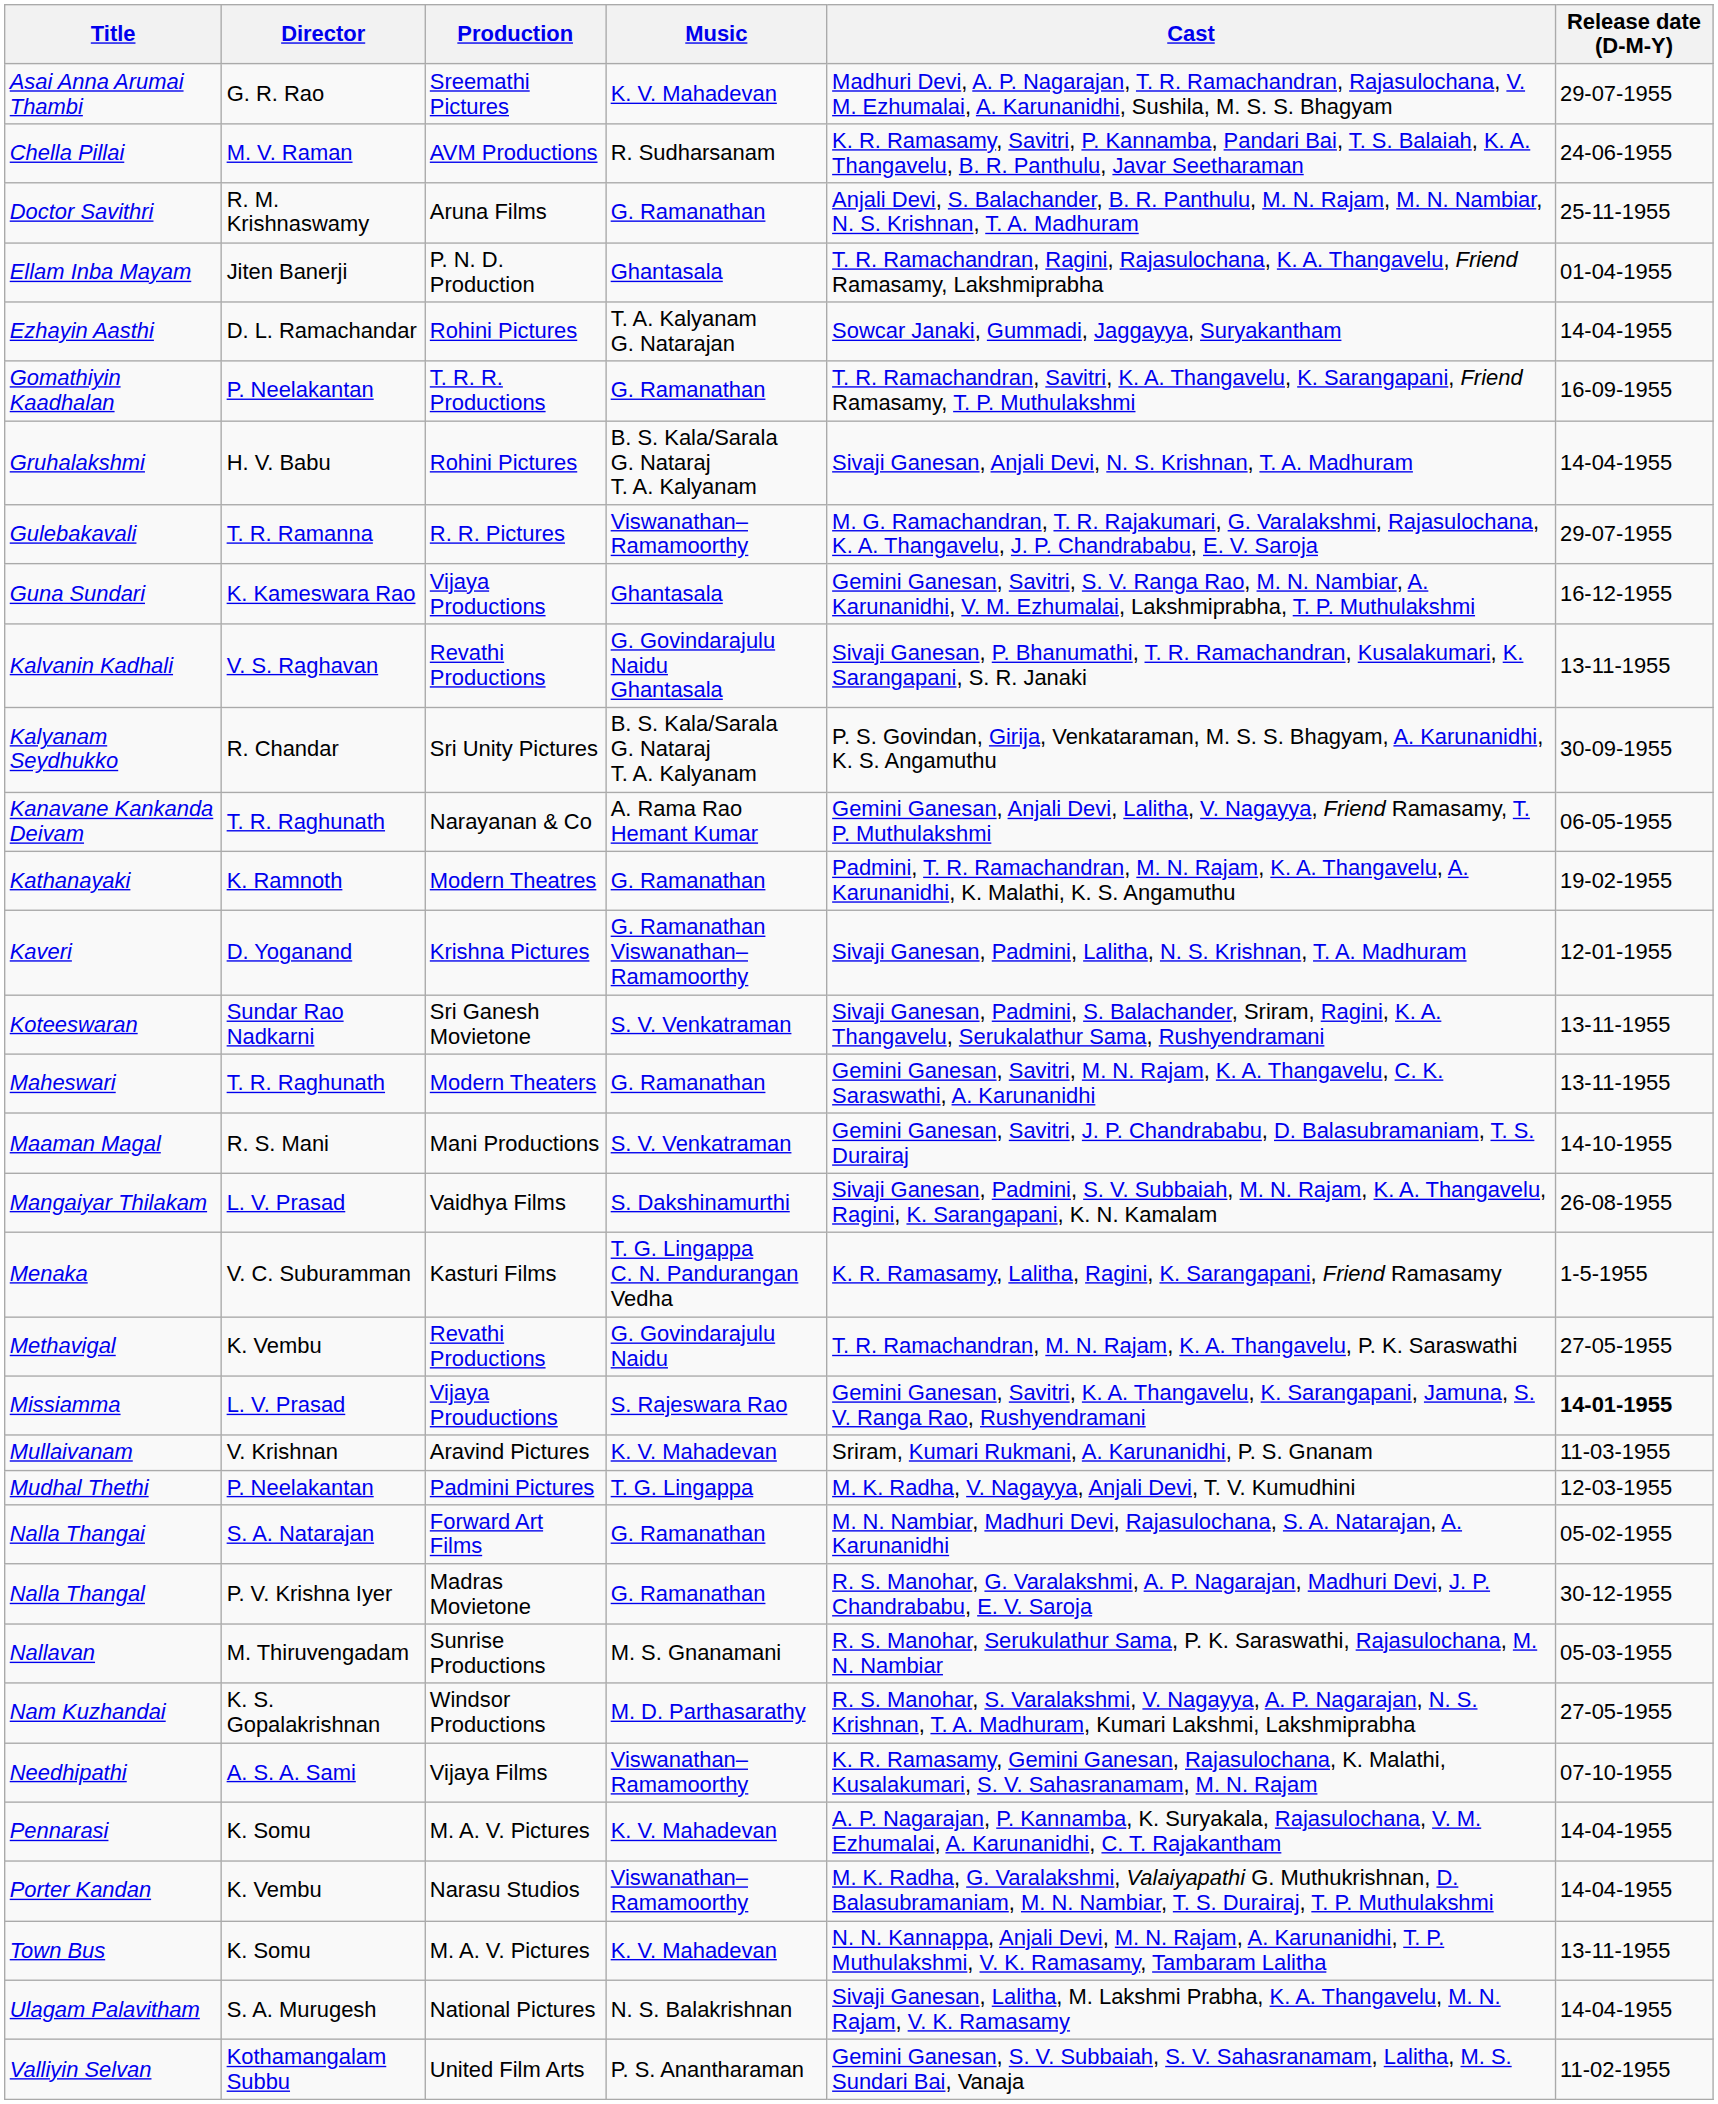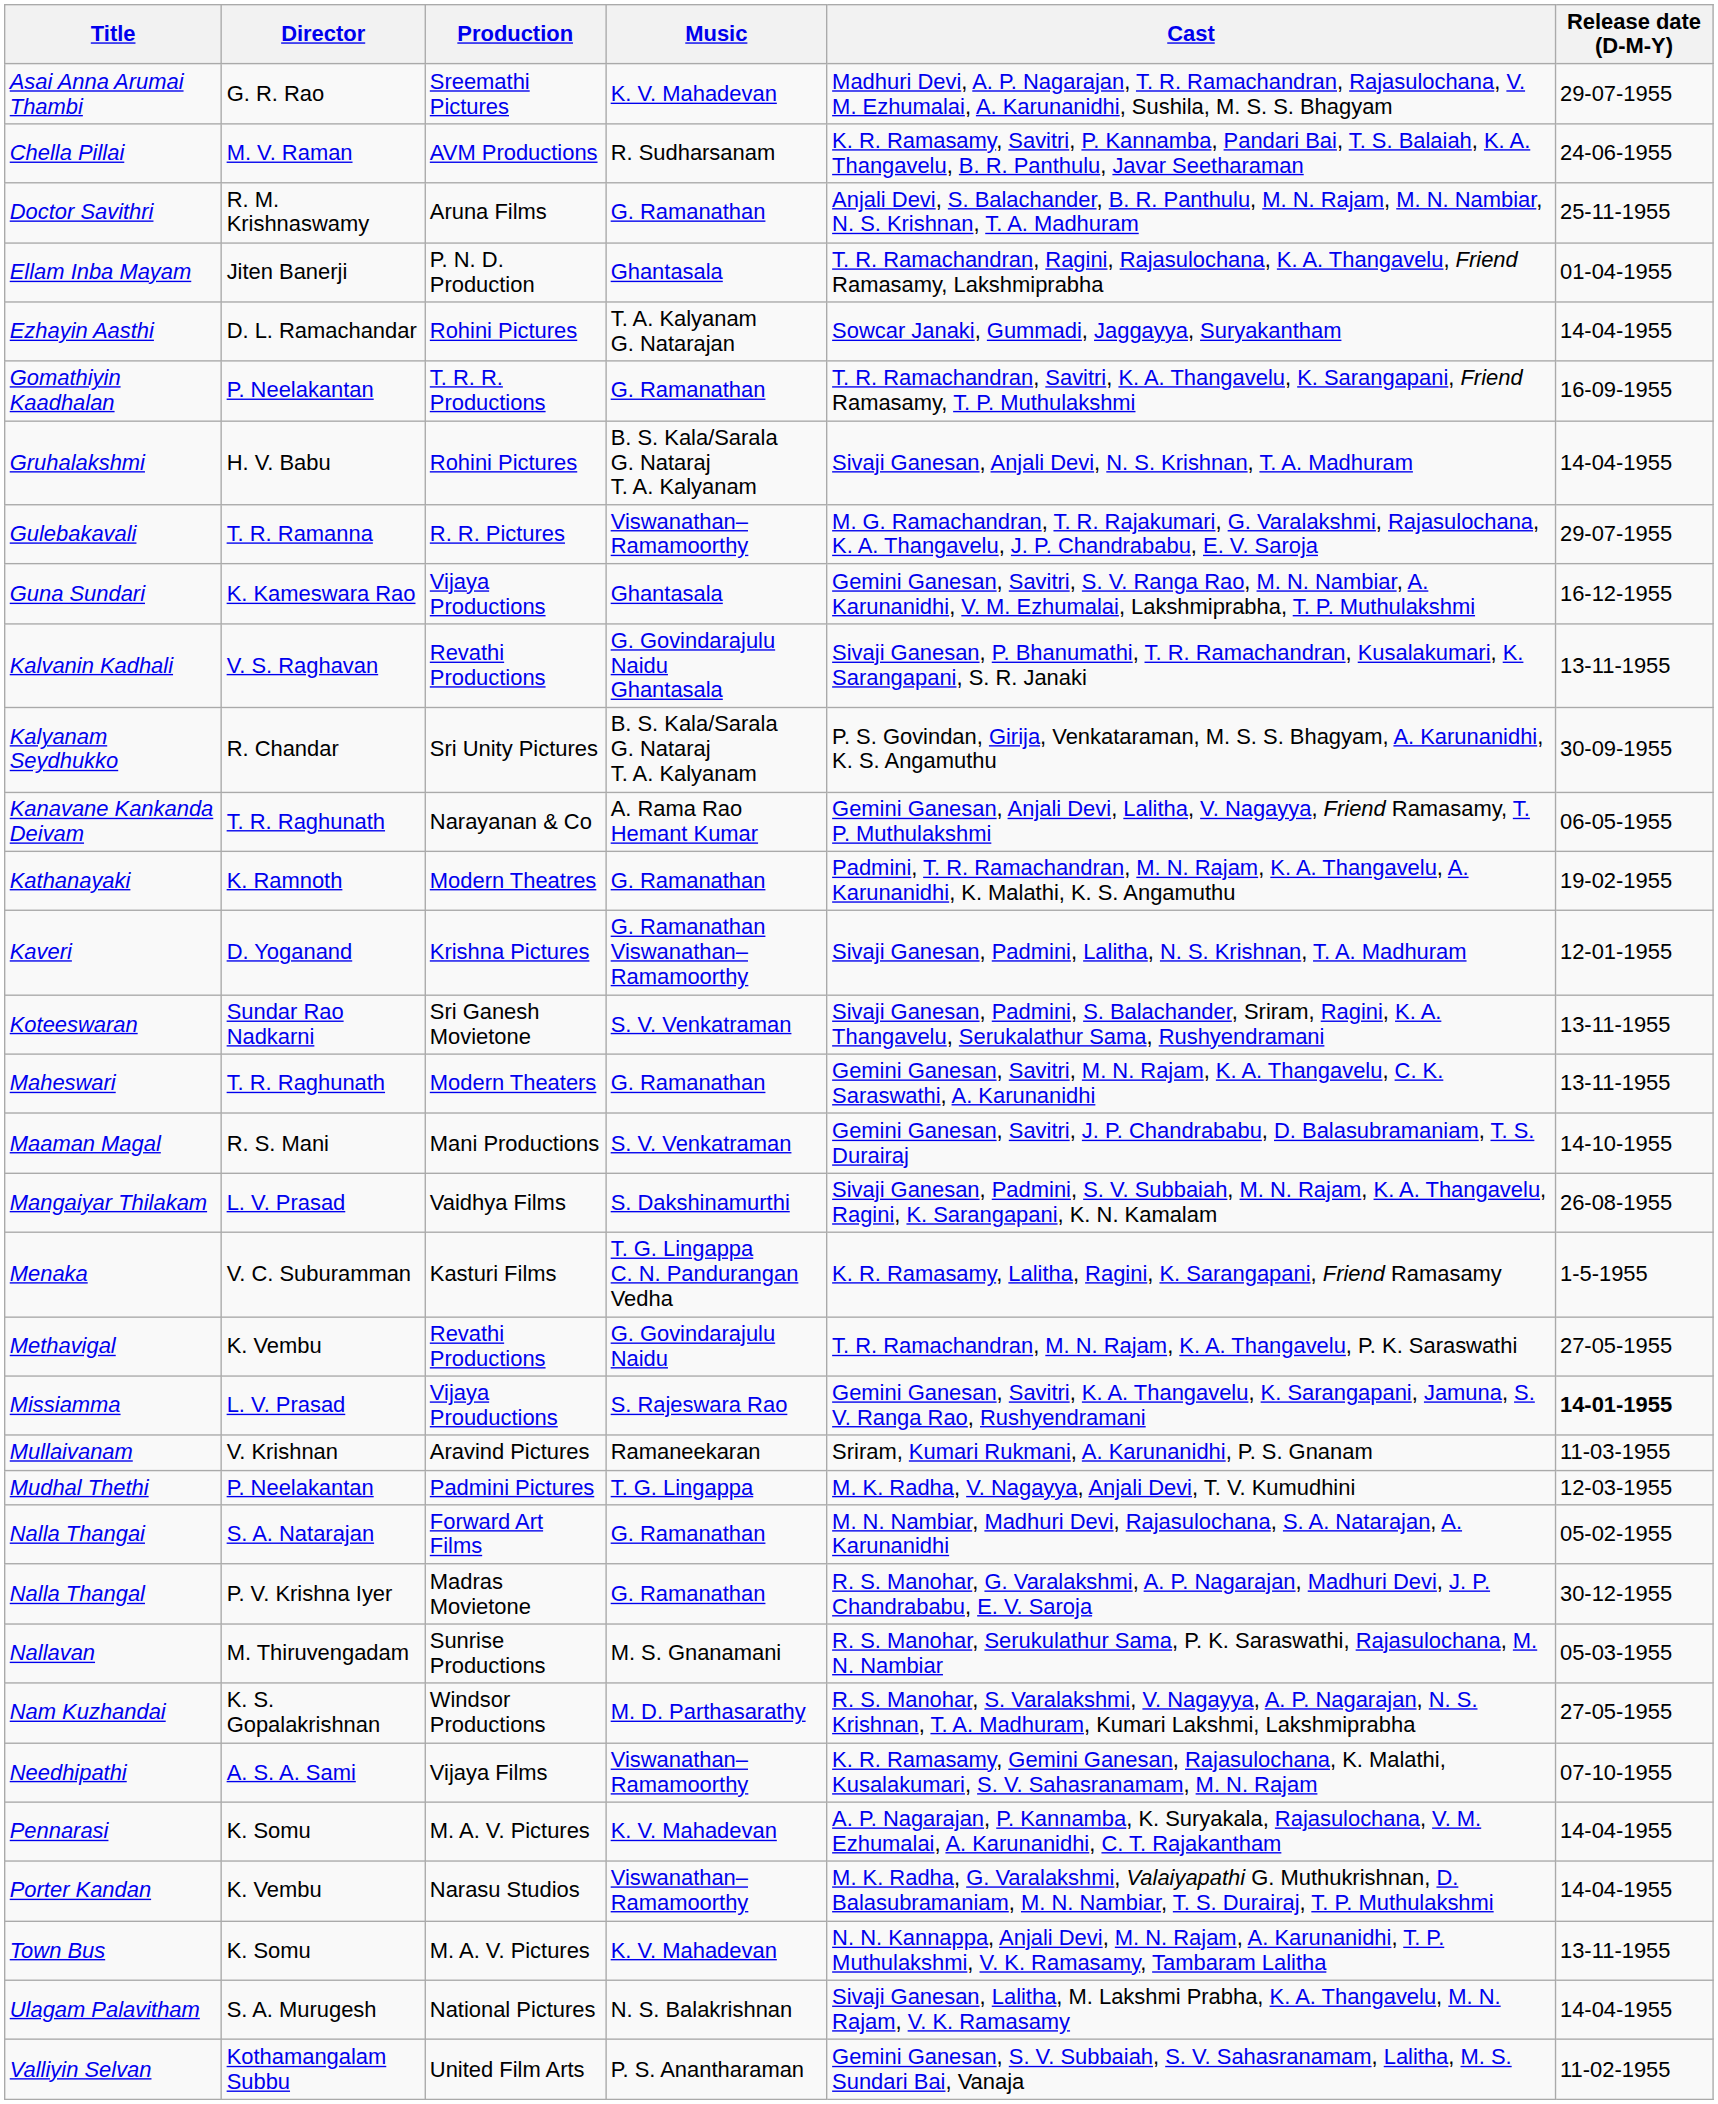(694, 1452) K. V. Mahadevan -> (686, 1452) Ramaneekaran
